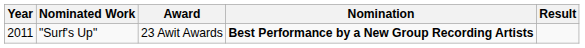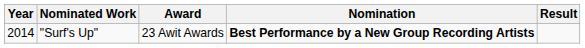(20, 33) 2011 -> (21, 33) 2014
